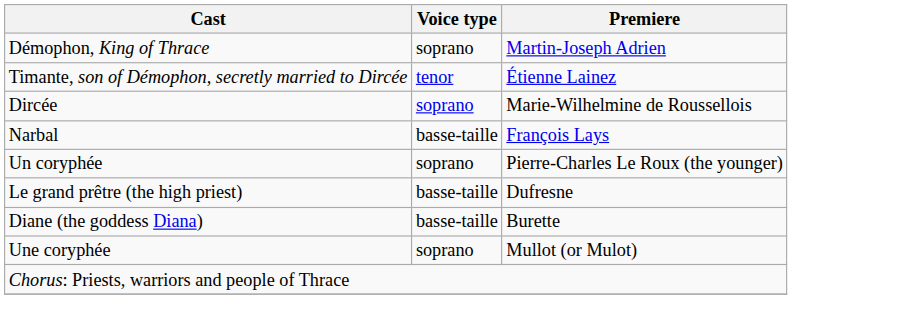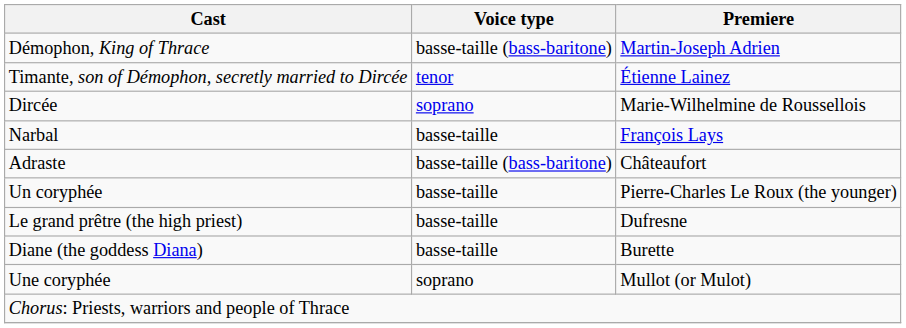(445, 47) soprano -> (514, 47) basse-taille (bass-baritone)
+ row: (37, 163)
(445, 163) soprano -> (457, 192) basse-taille
